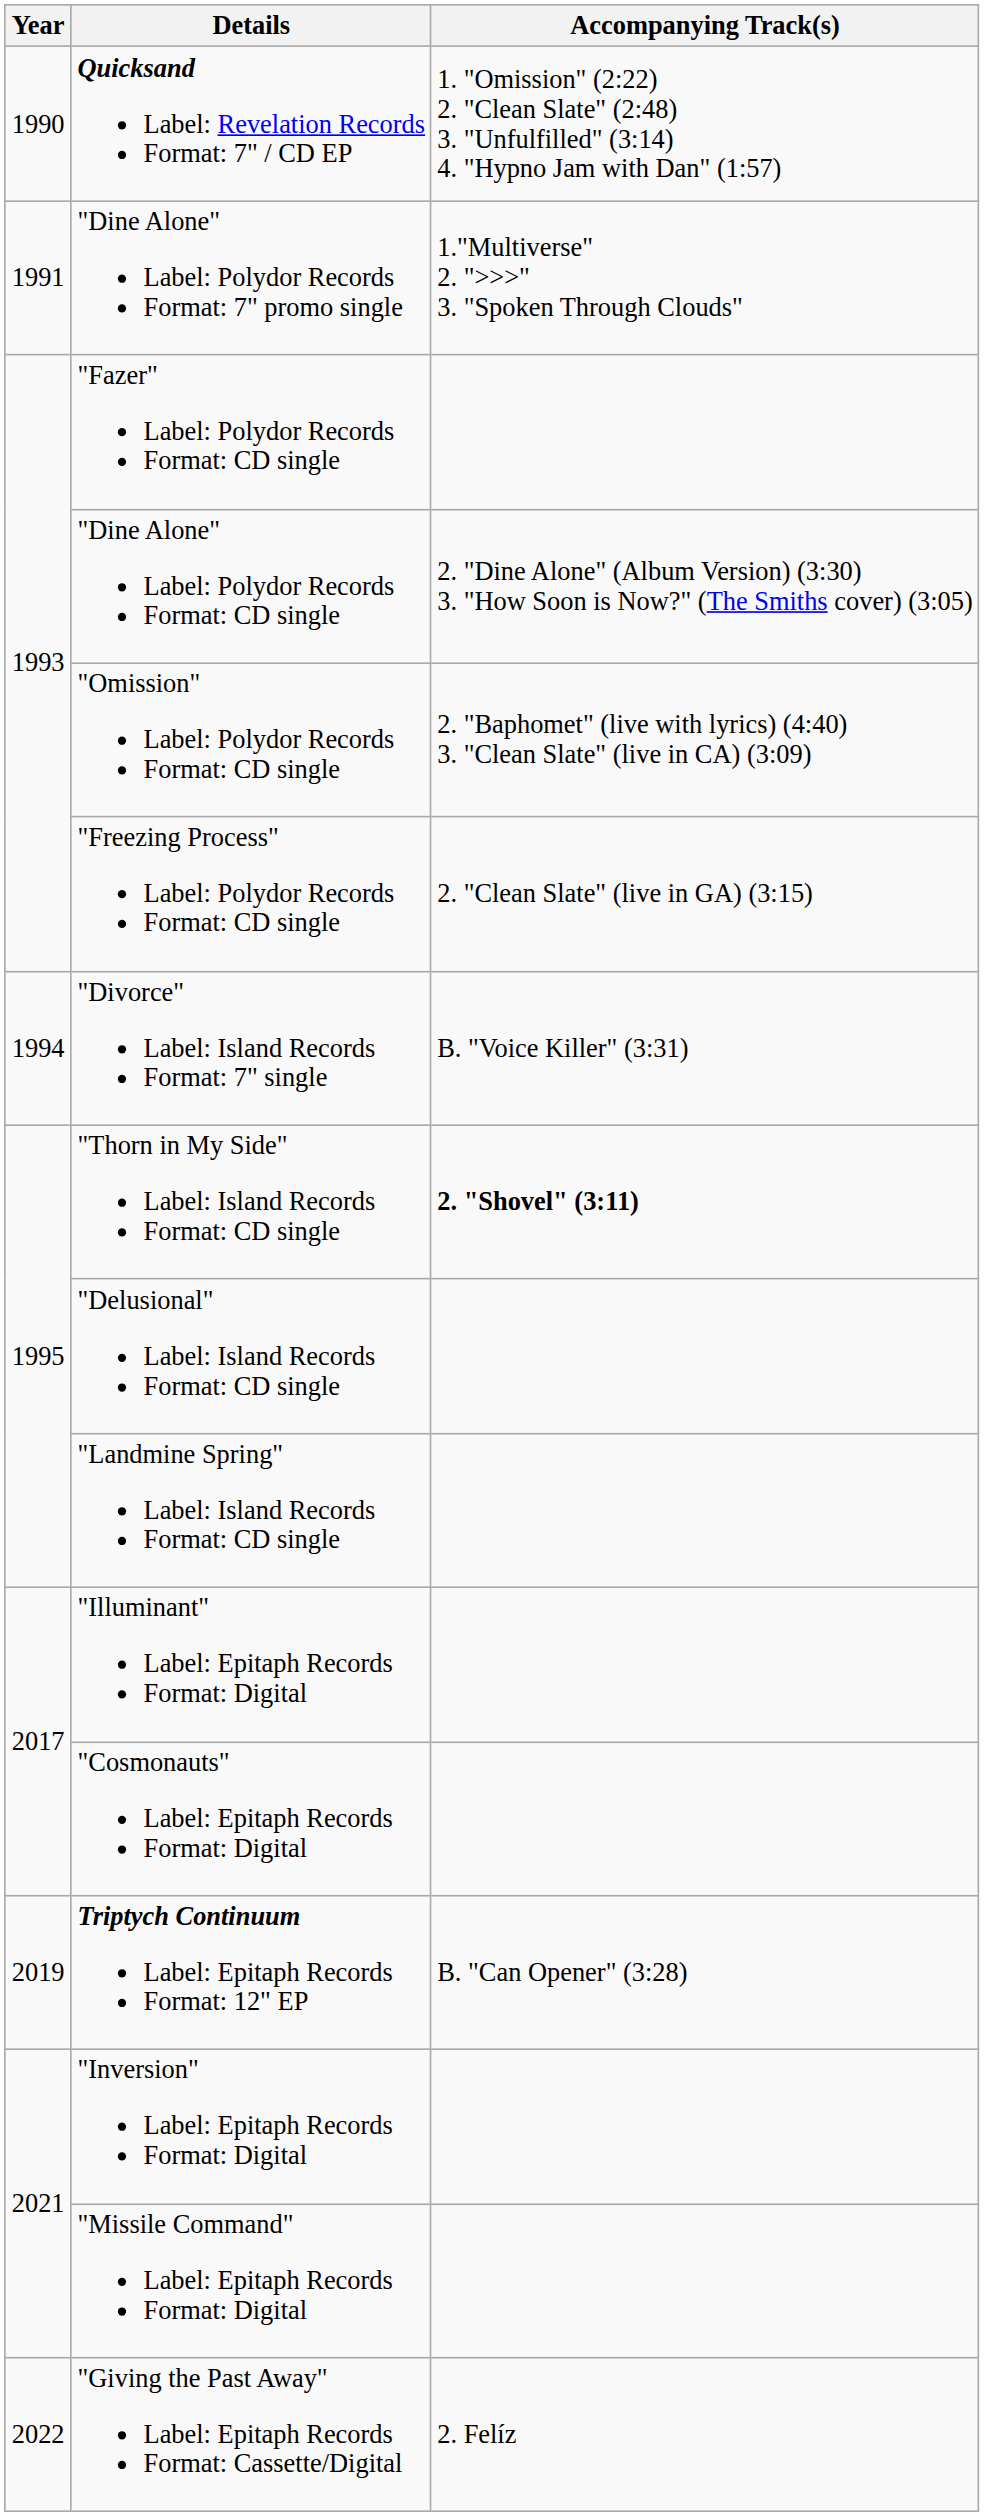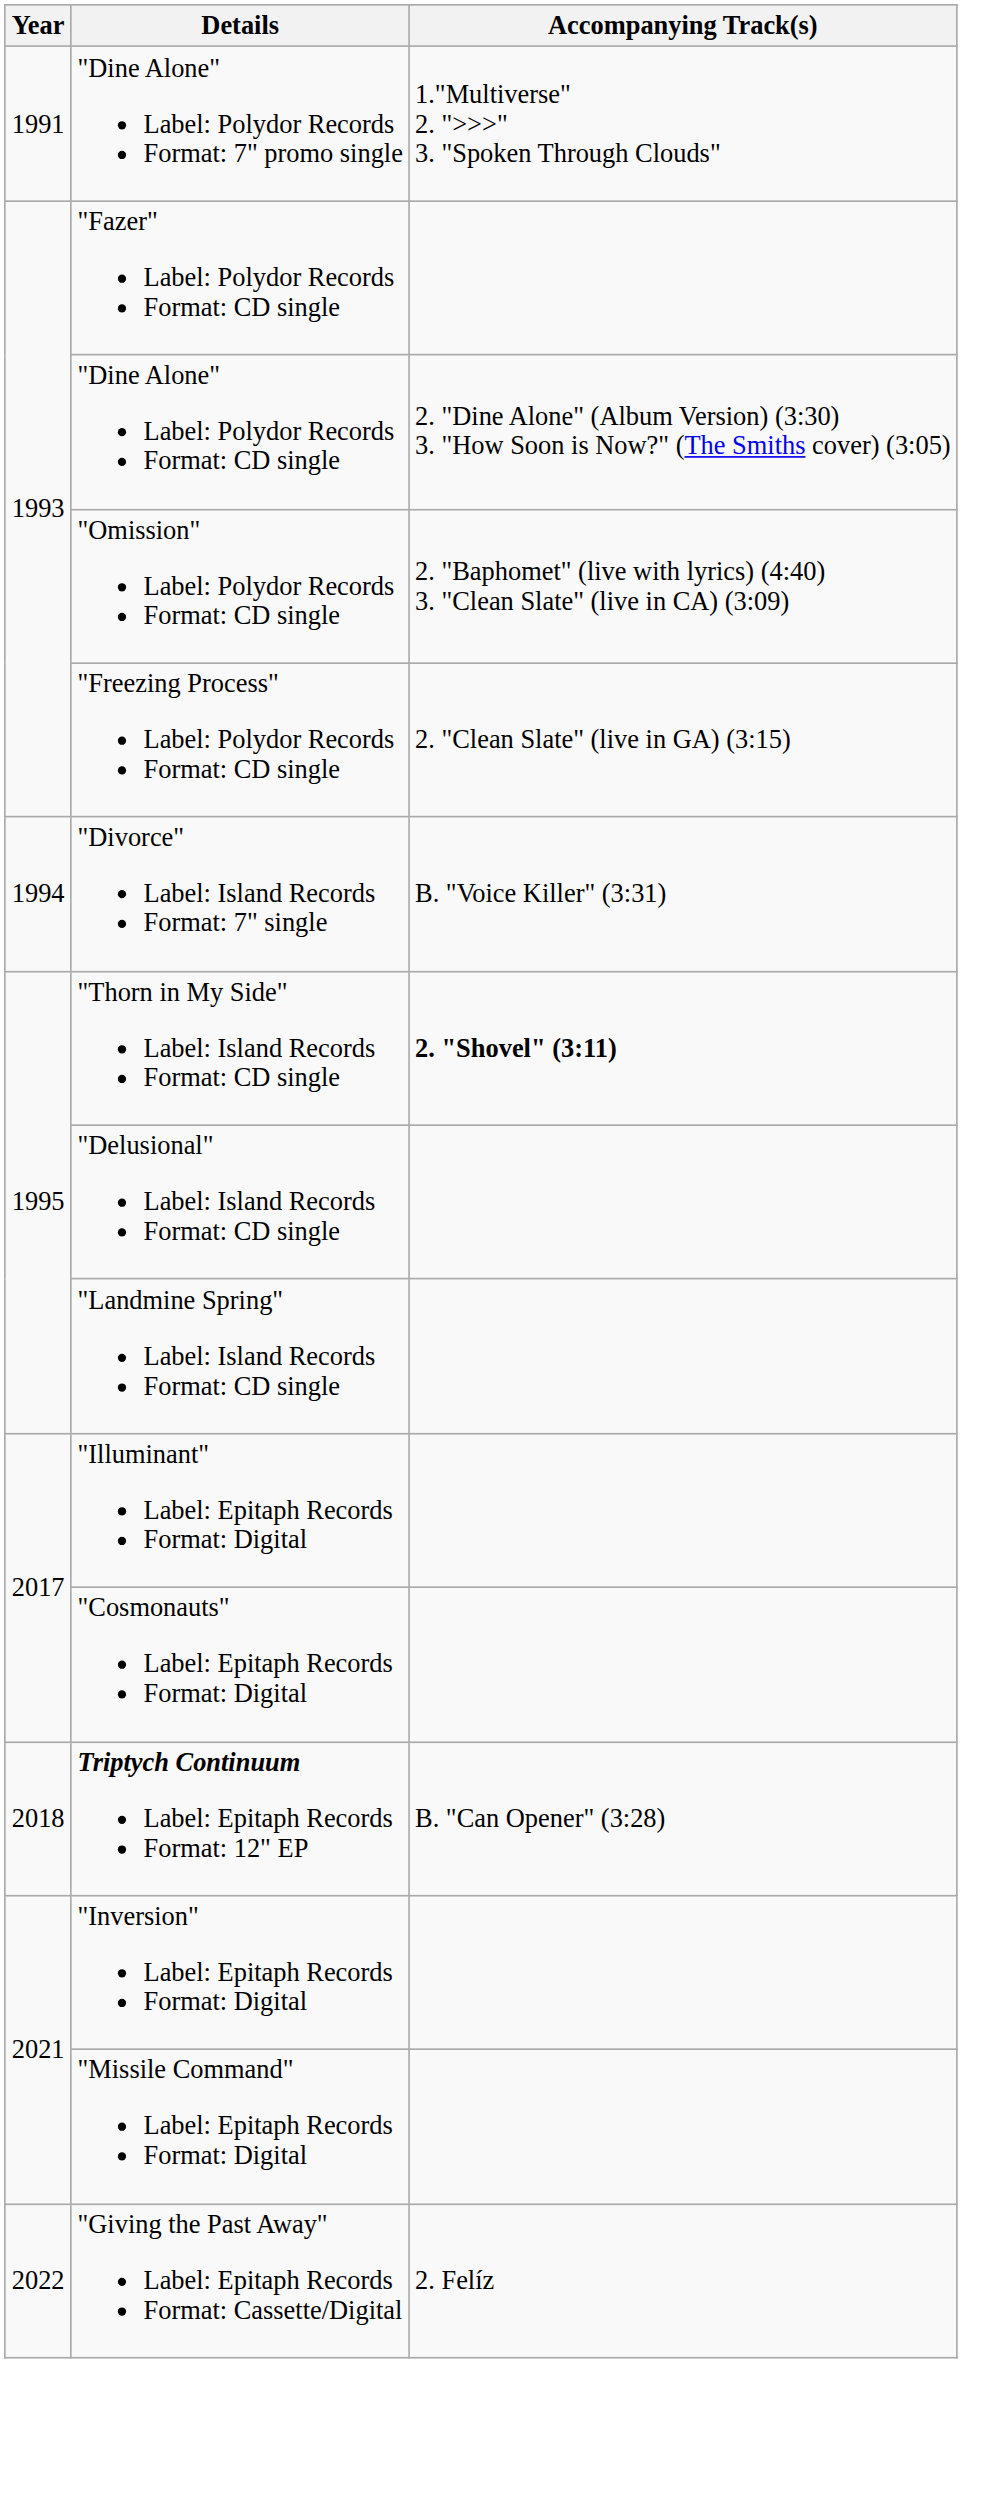- row: (251, 111)
(38, 1972) 2019 -> (38, 1818) 2018
